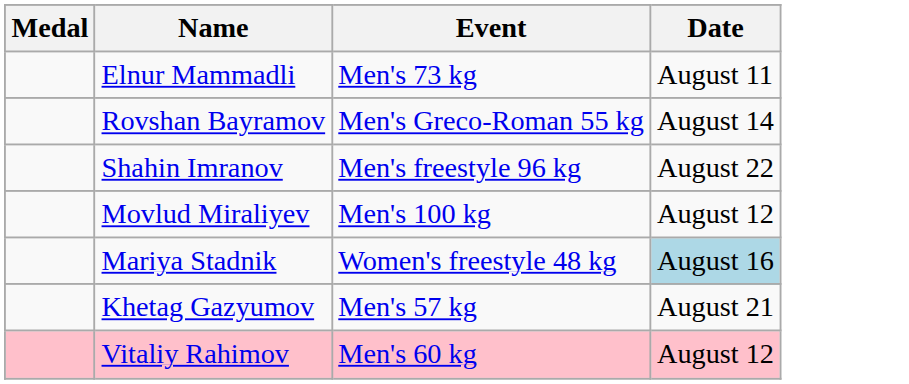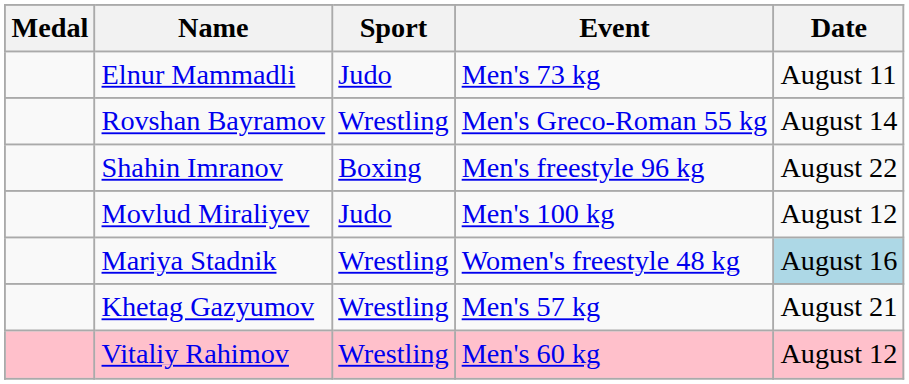+ column: (393, 27)
